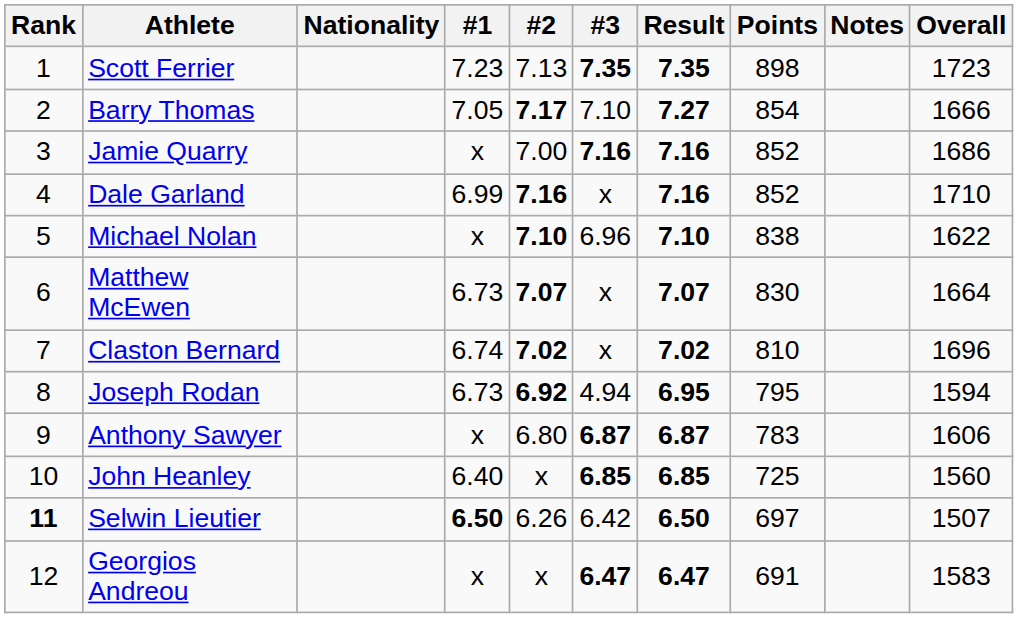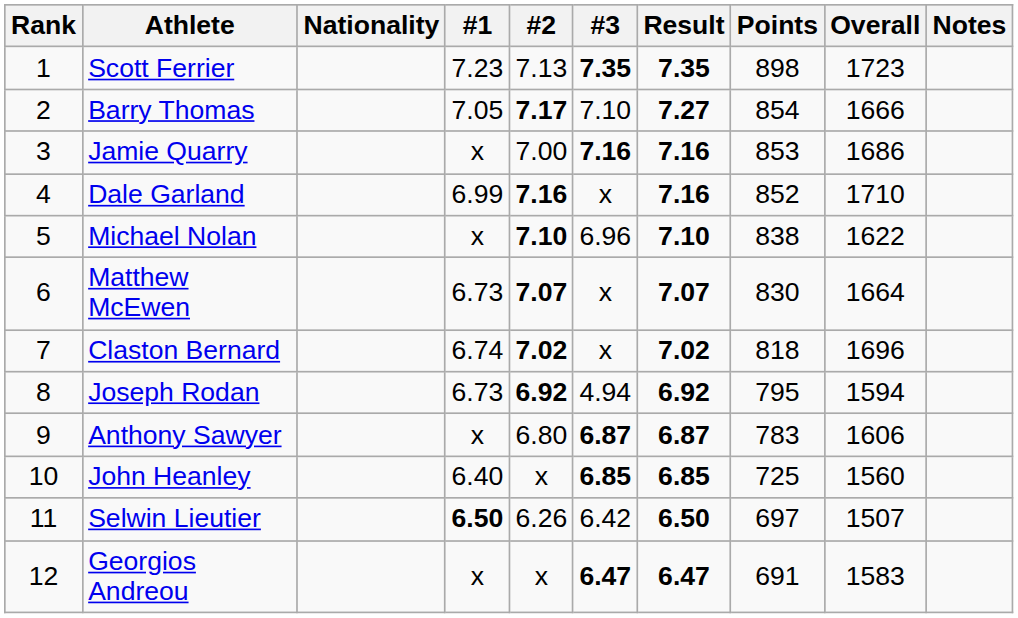columns swapped: (867, 25) <-> (961, 25)
(777, 151) 852 -> (777, 151) 853
(777, 350) 810 -> (777, 350) 818
(684, 392) 6.95 -> (684, 392) 6.92
(43, 518) bold -> (43, 518) normal
